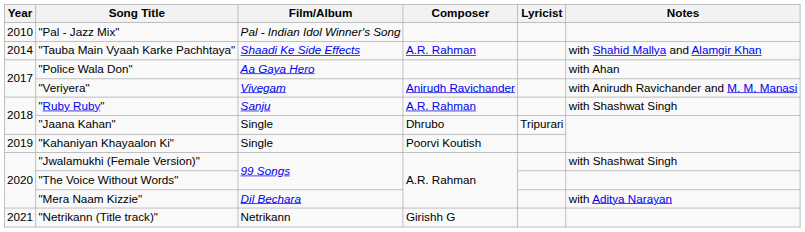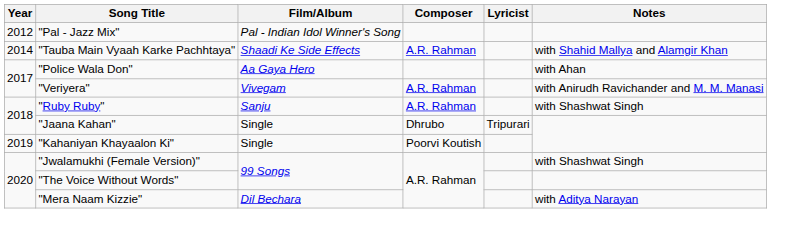(20, 32) 2010 -> (20, 32) 2012
(460, 87) Anirudh Ravichander -> (441, 87) A.R. Rahman
- row: (98, 217)
